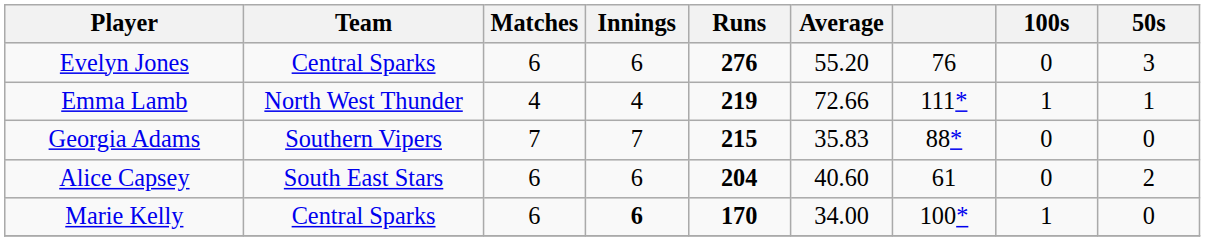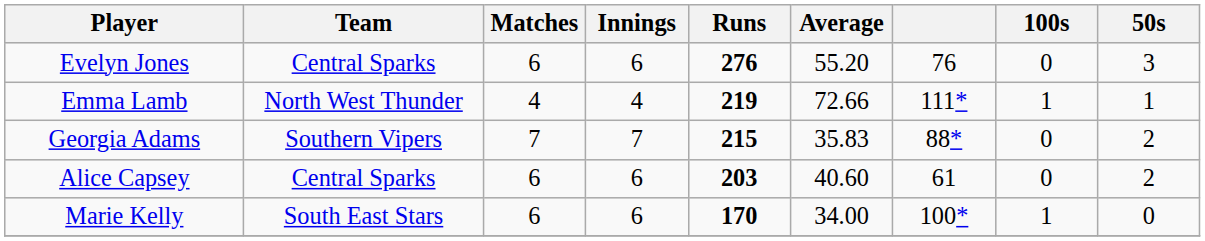(1149, 139) 0 -> (1149, 139) 2
(364, 178) South East Stars -> (364, 178) Central Sparks
(739, 178) 204 -> (739, 178) 203
(364, 216) Central Sparks -> (364, 216) South East Stars
(637, 216) bold -> (637, 216) normal
